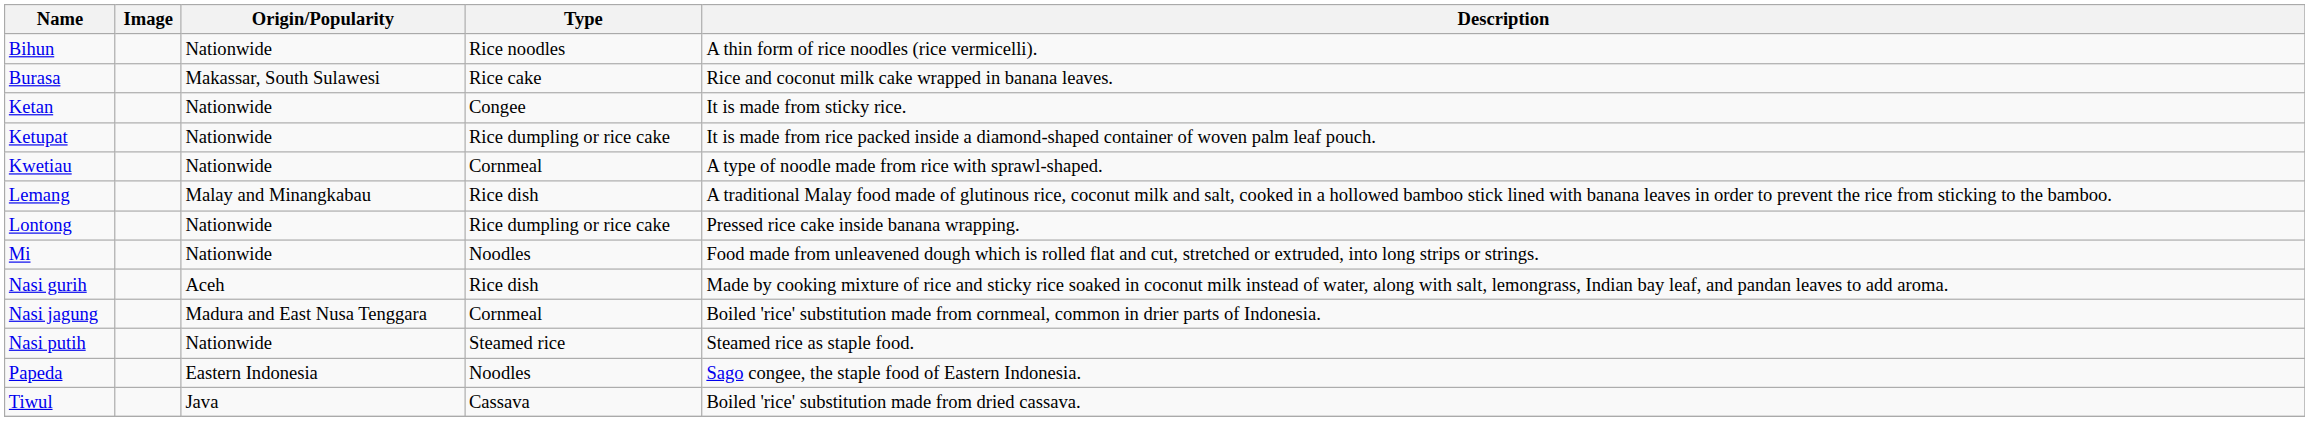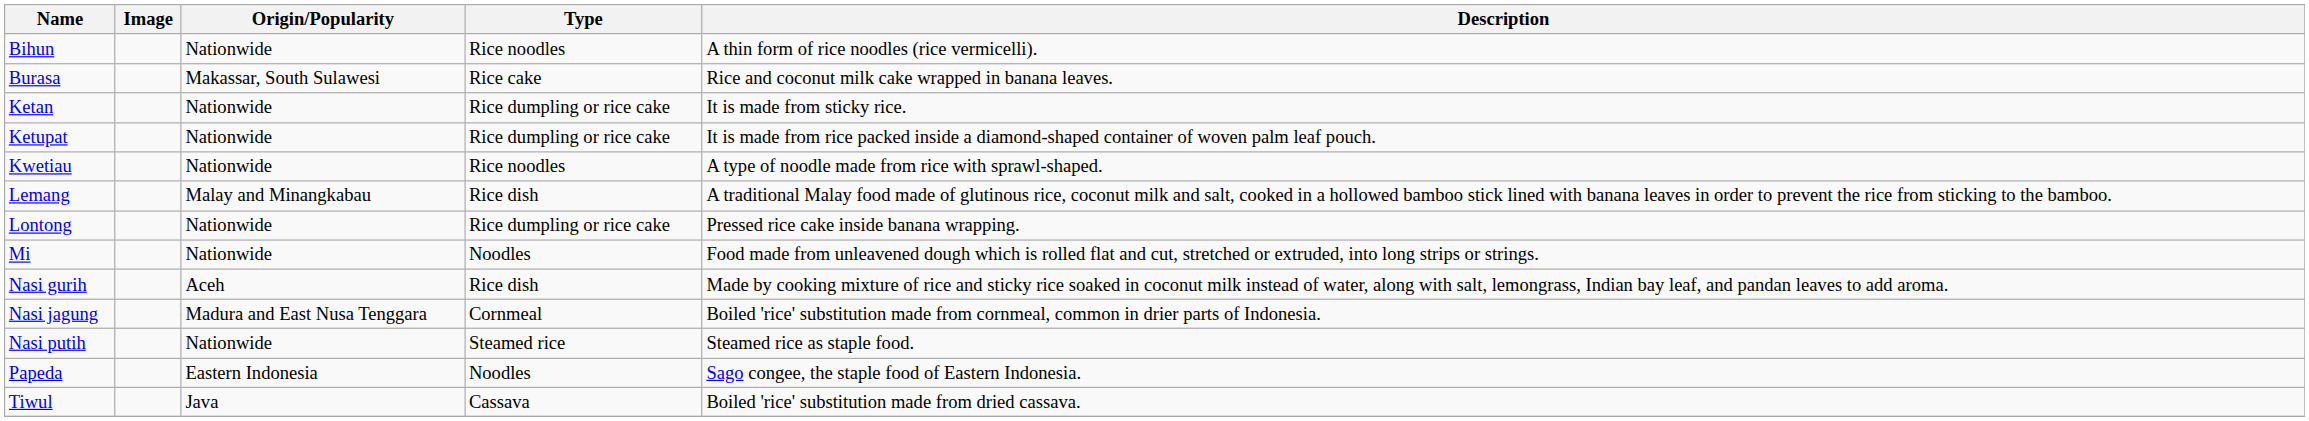(497, 107) Congee -> (569, 107) Rice dumpling or rice cake
(506, 166) Cornmeal -> (517, 166) Rice noodles
